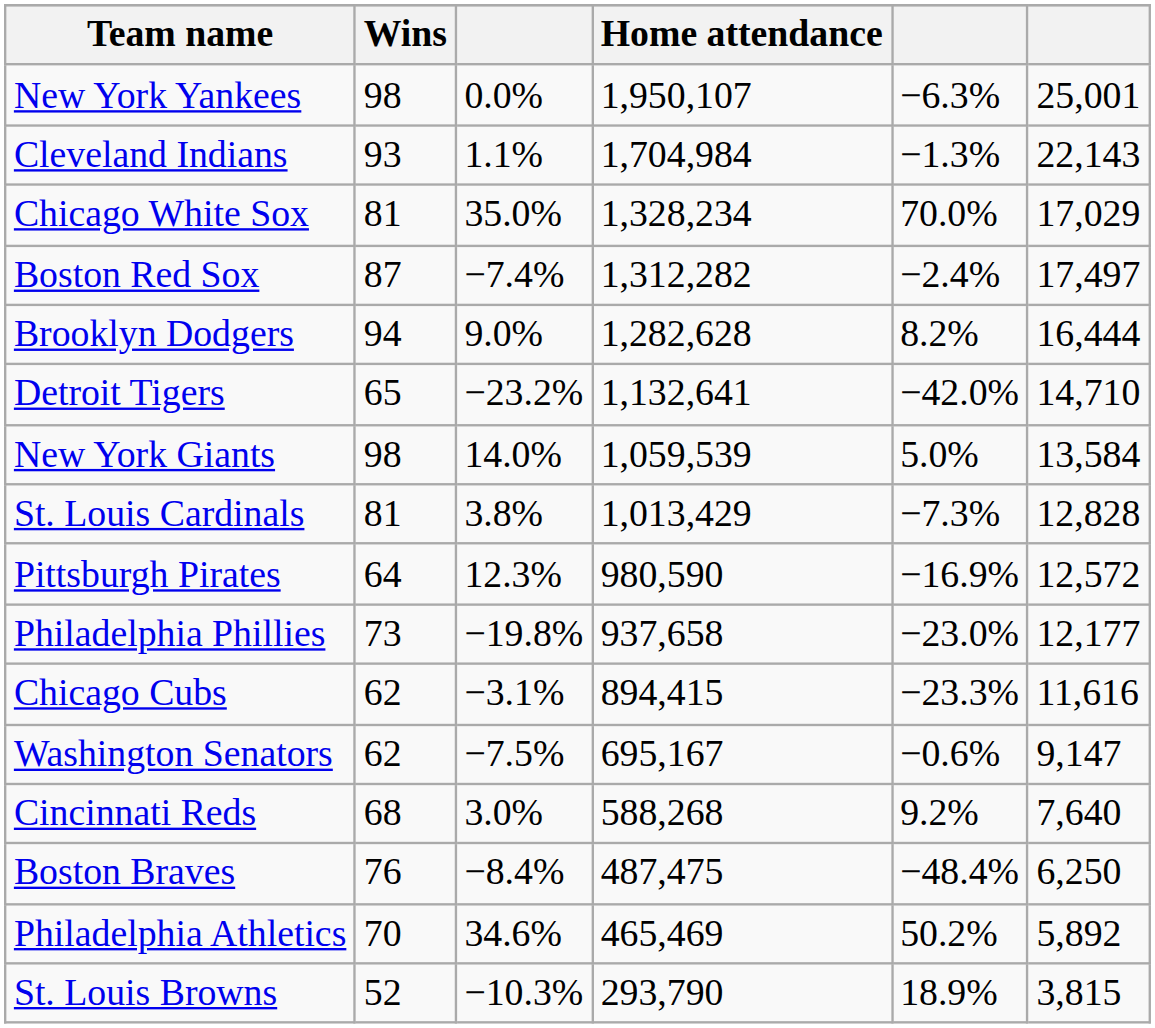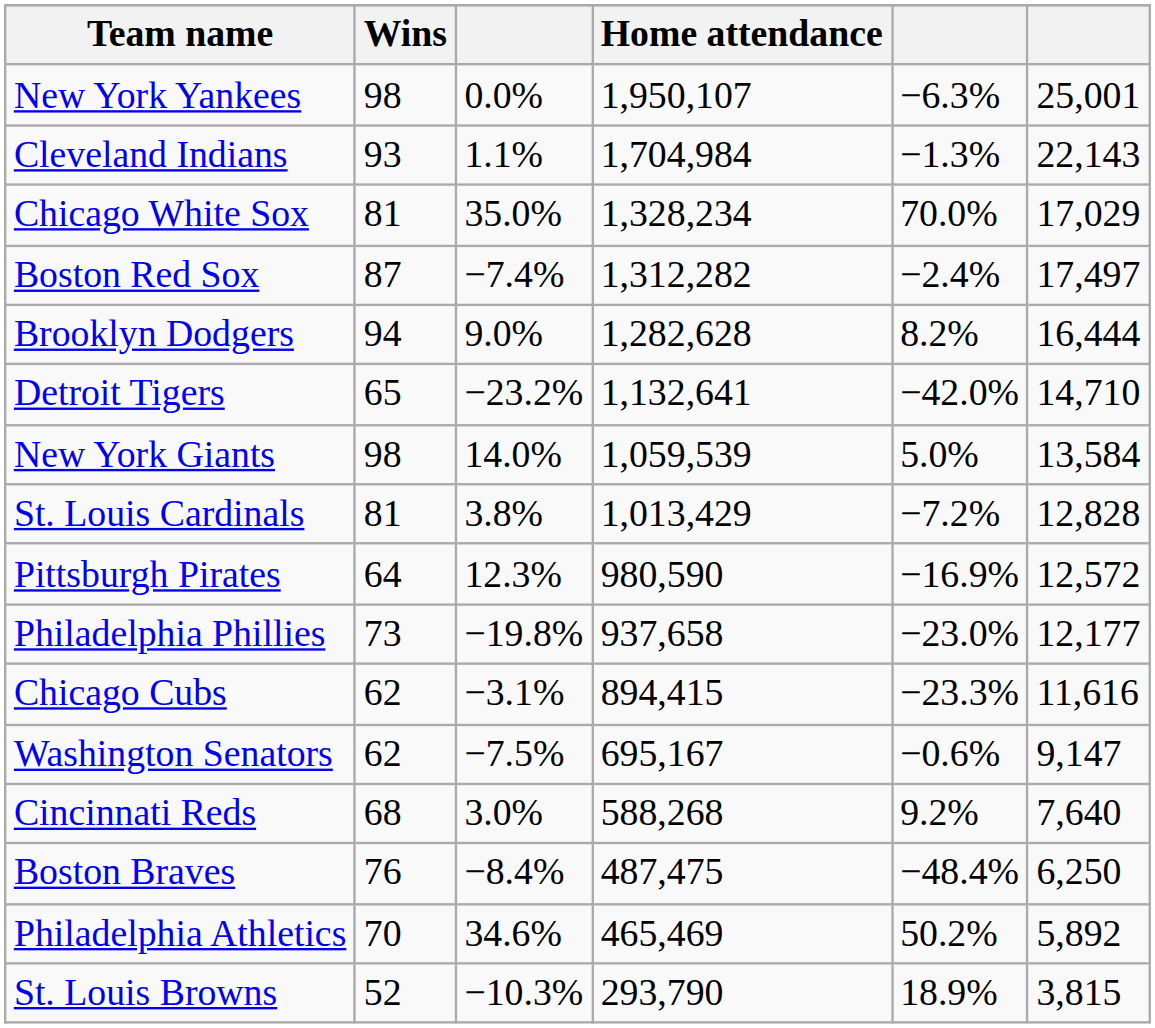(950, 513) −7.3% -> (950, 513) −7.2%
